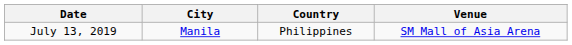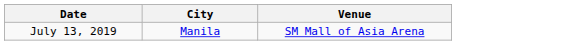- column: (316, 13)
